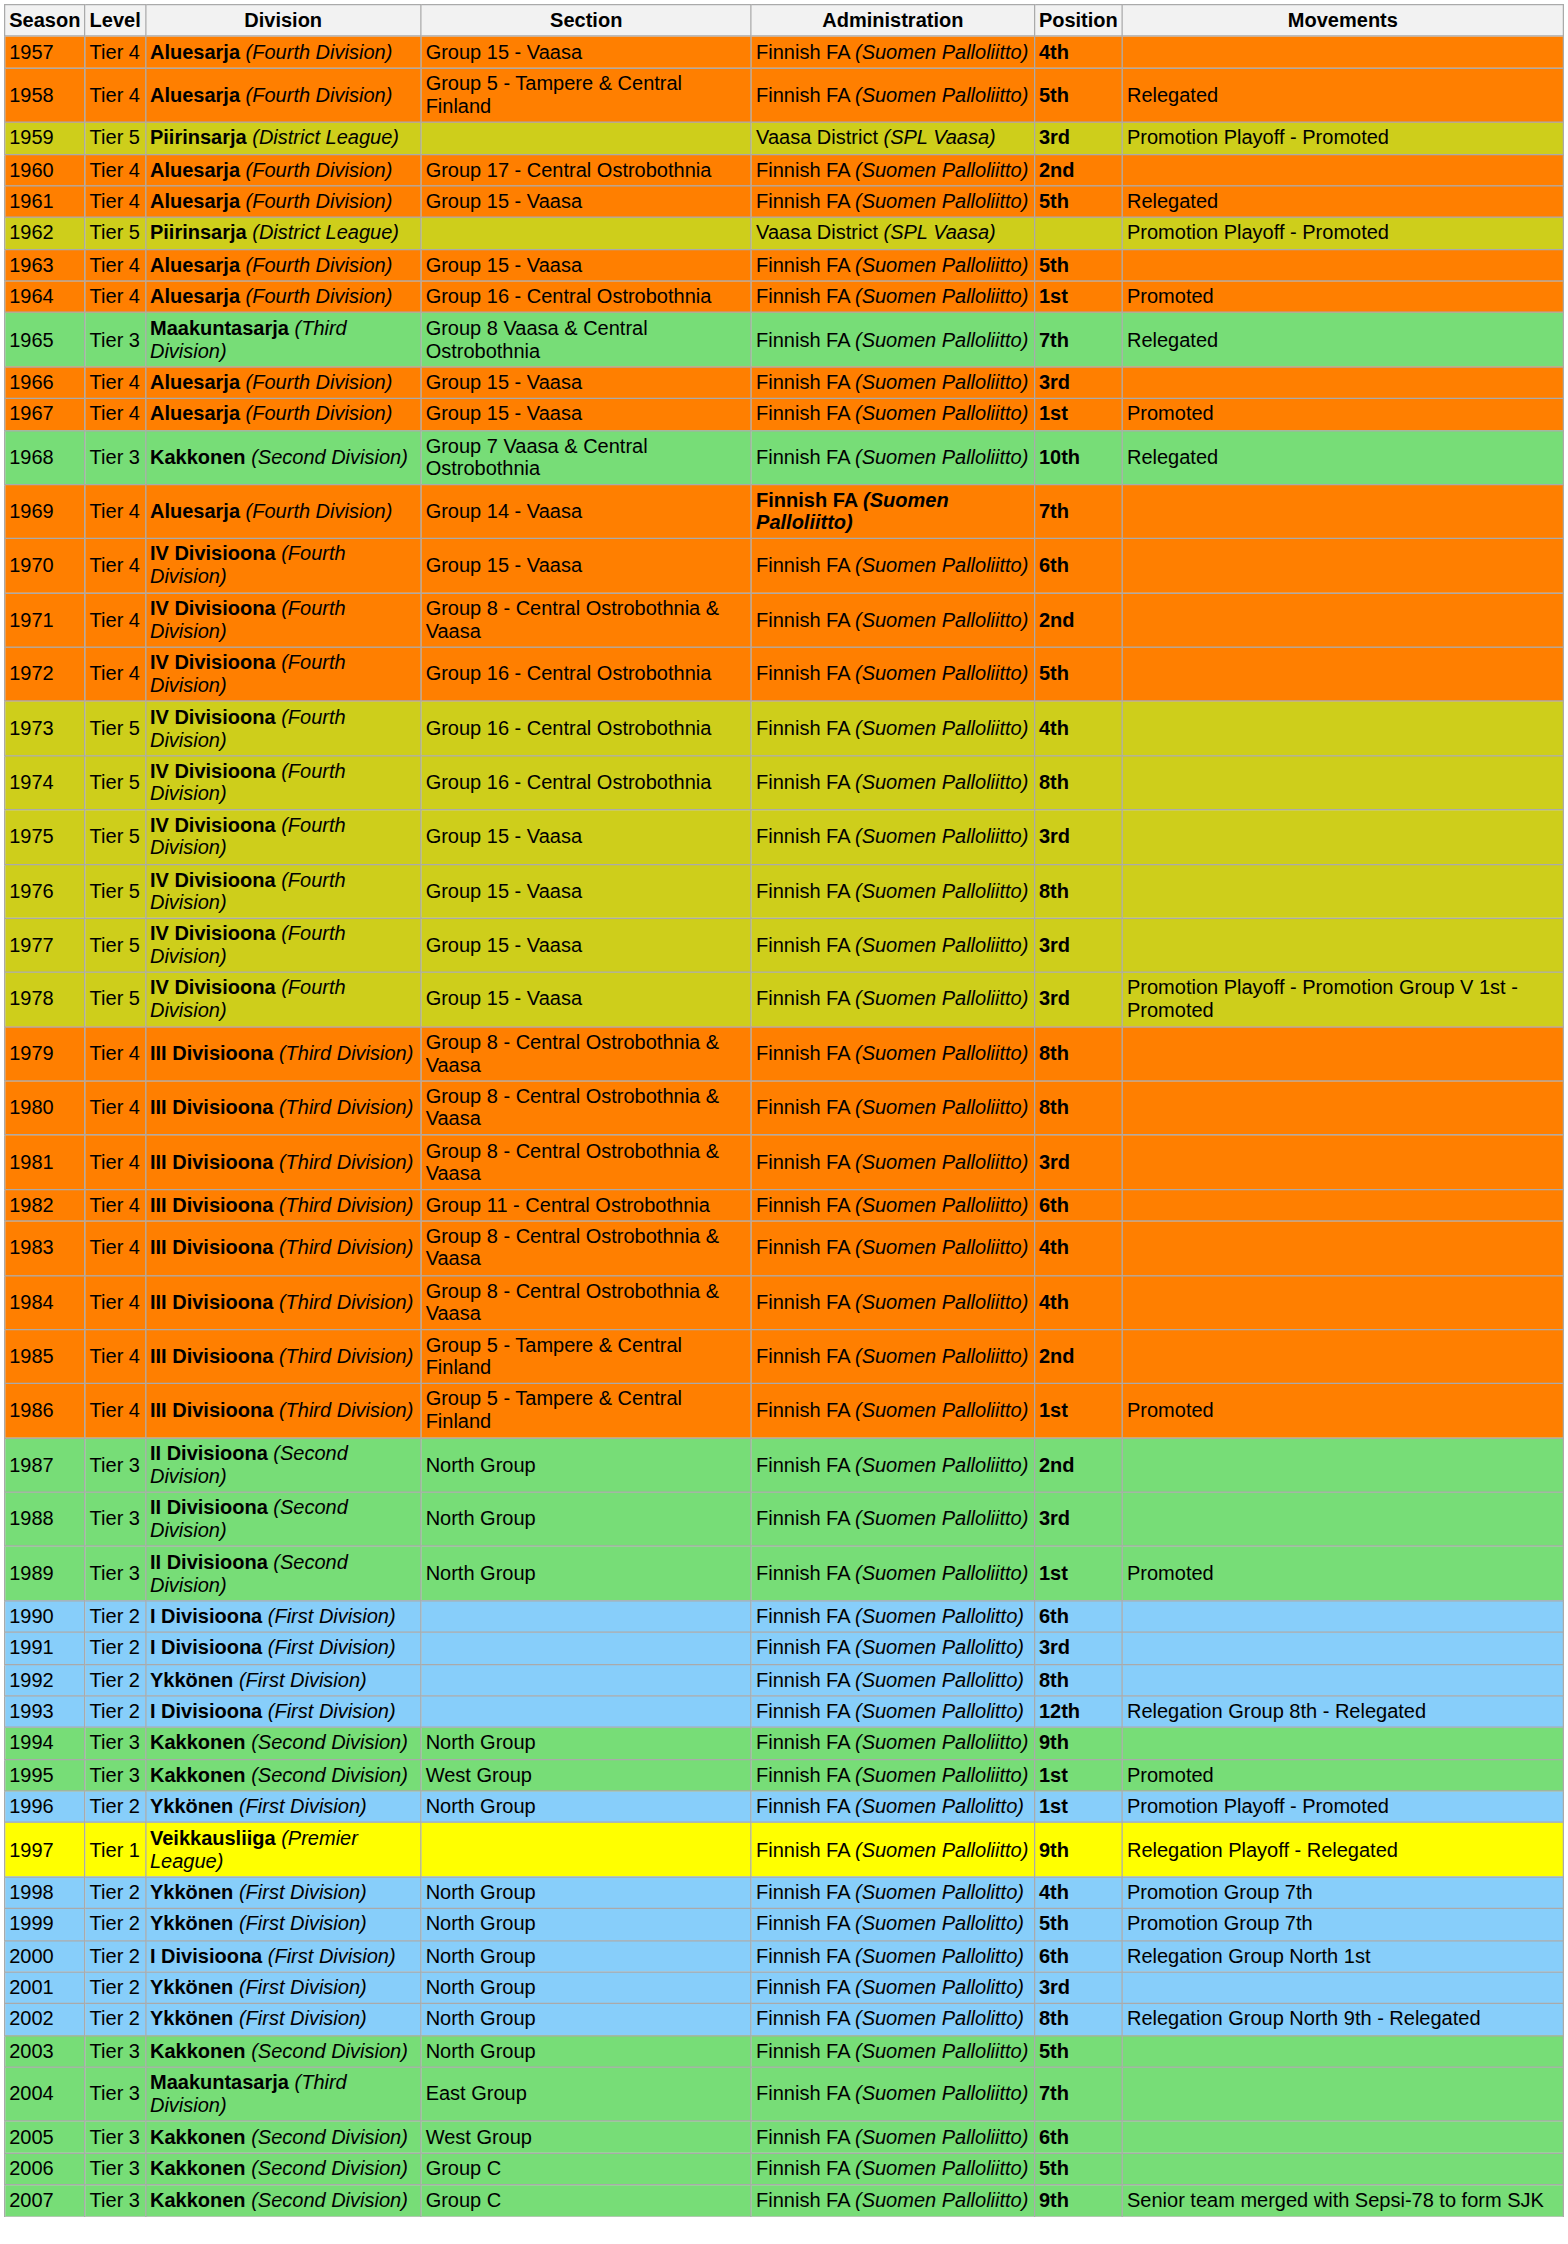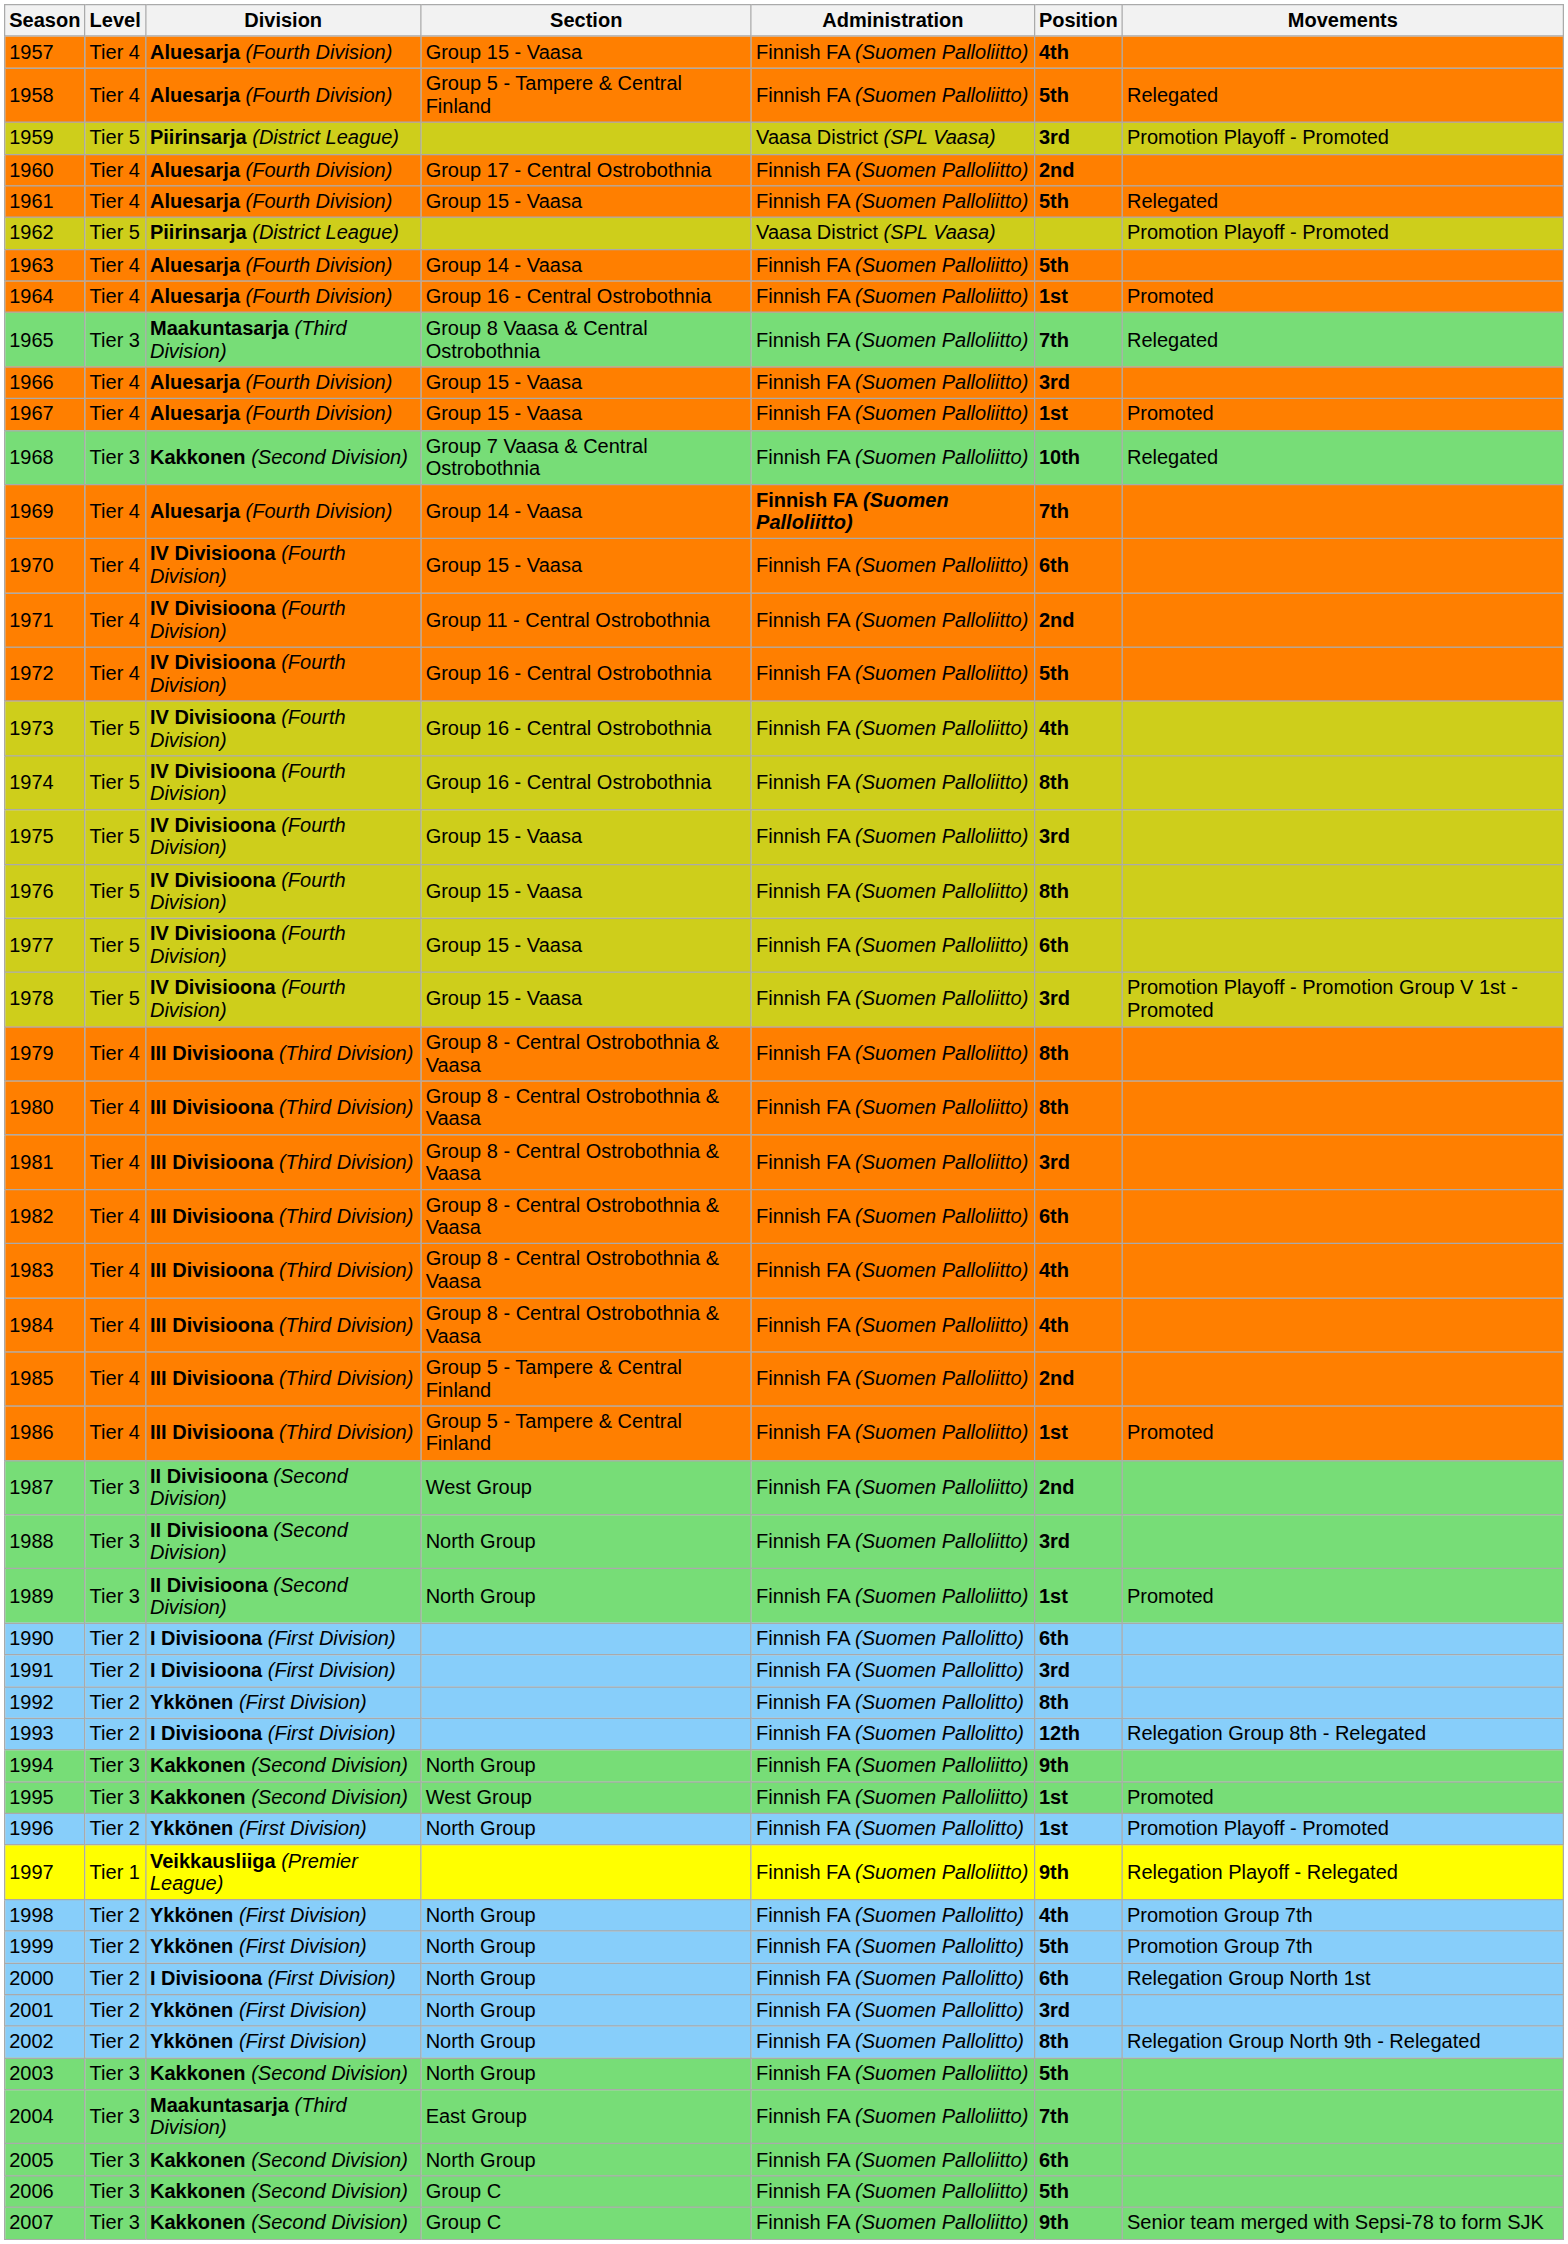(504, 264) Group 15 - Vaasa -> (504, 264) Group 14 - Vaasa
(572, 619) Group 8 - Central Ostrobothnia & Vaasa -> (568, 619) Group 11 - Central Ostrobothnia
(1054, 945) 3rd -> (1054, 945) 6th
(568, 1205) Group 11 - Central Ostrobothnia -> (572, 1216) Group 8 - Central Ostrobothnia & Vaasa
(481, 1464) North Group -> (479, 1487) West Group
(479, 2137) West Group -> (481, 2159) North Group
